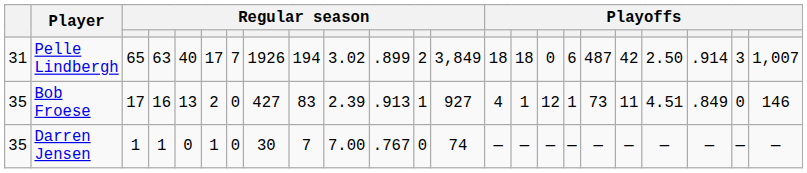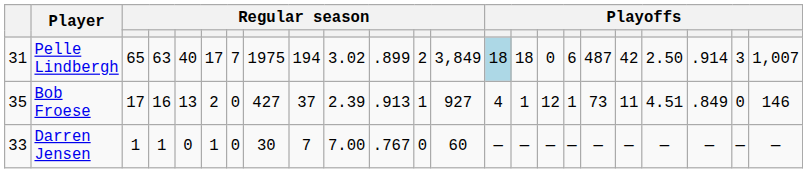(266, 59) 1926 -> (266, 59) 1975
(498, 59) no background -> (498, 59) lightblue background
(307, 103) 83 -> (307, 103) 37
(18, 146) 35 -> (18, 146) 33
(458, 146) 74 -> (458, 146) 60
